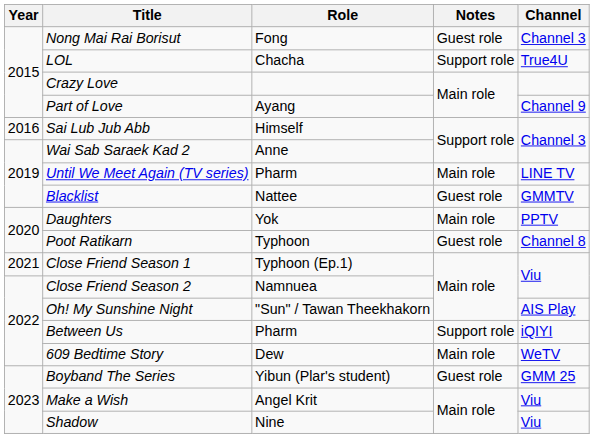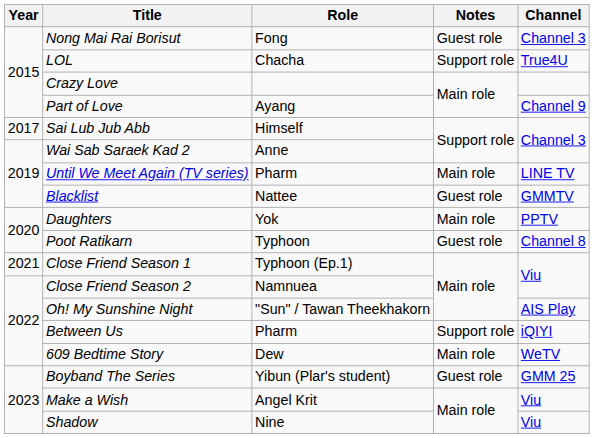(24, 128) 2016 -> (24, 128) 2017
